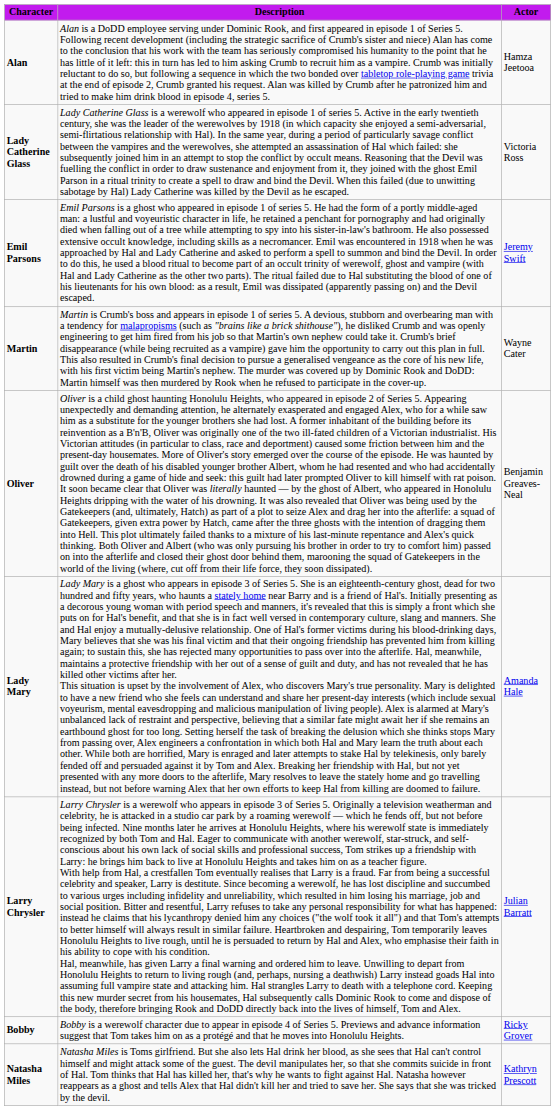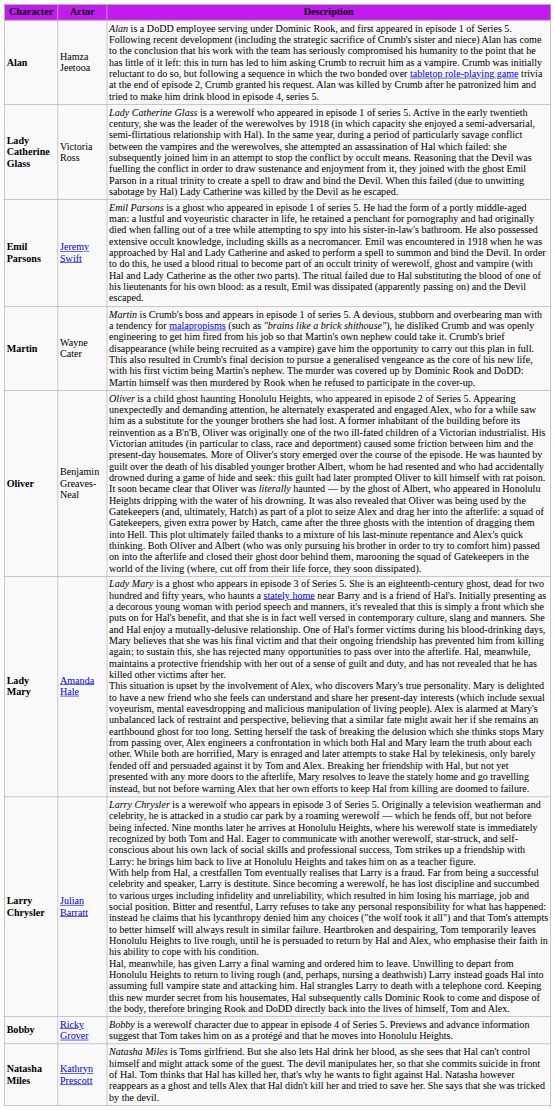columns swapped: (526, 12) <-> (280, 12)
